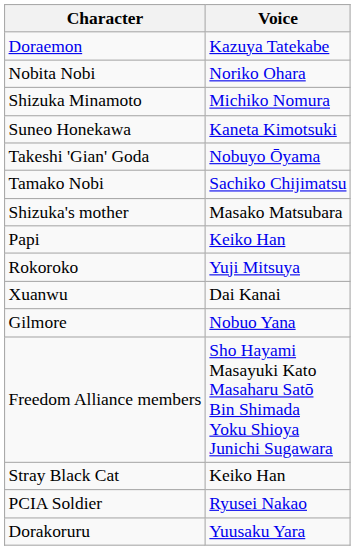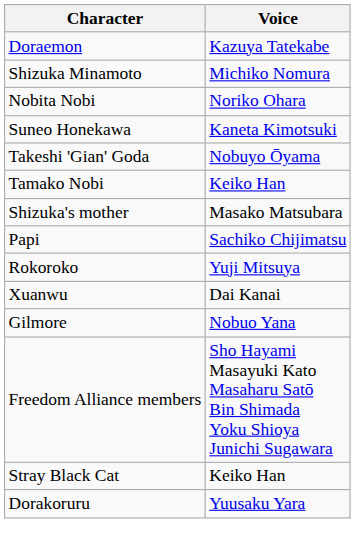rows swapped: (52, 73) <-> (75, 101)
(278, 184) Sachiko Chijimatsu -> (247, 184) Keiko Han
(247, 239) Keiko Han -> (278, 239) Sachiko Chijimatsu
- row: (55, 503)
